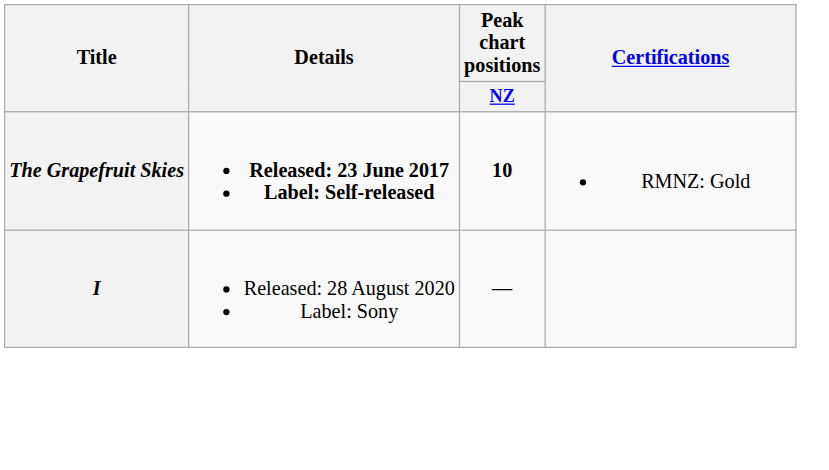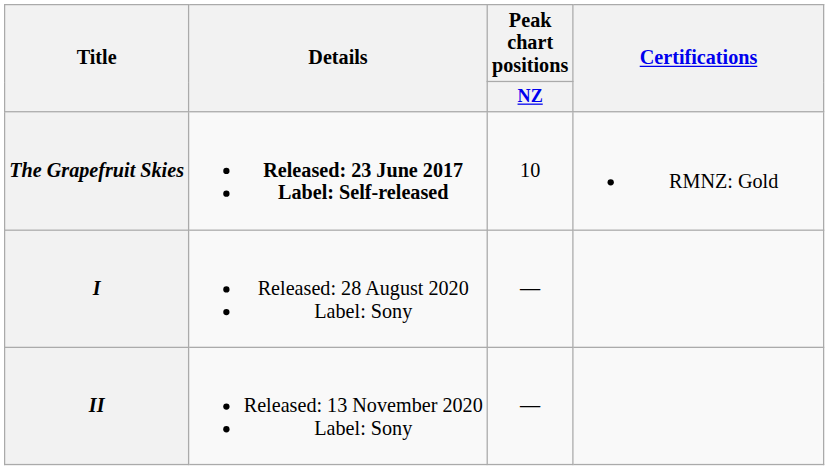(502, 170) bold -> (530, 170) normal
+ row: (97, 405)
